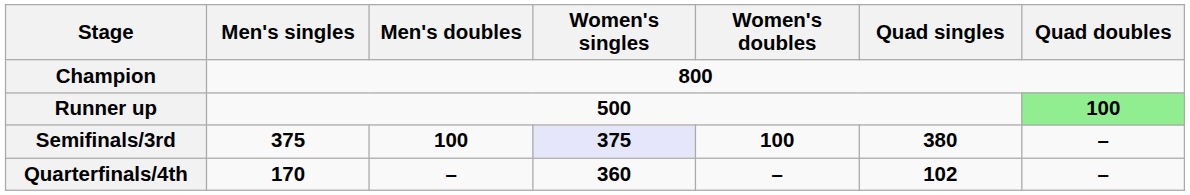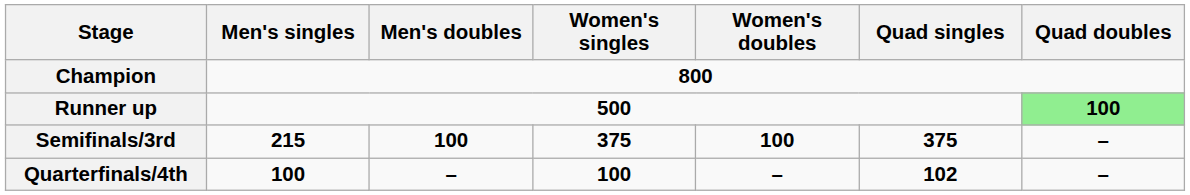(288, 141) 375 -> (288, 141) 215
(614, 141) lavender background -> (614, 141) no background
(940, 141) 380 -> (940, 141) 375
(288, 173) 170 -> (288, 173) 100
(614, 173) 360 -> (614, 173) 100
